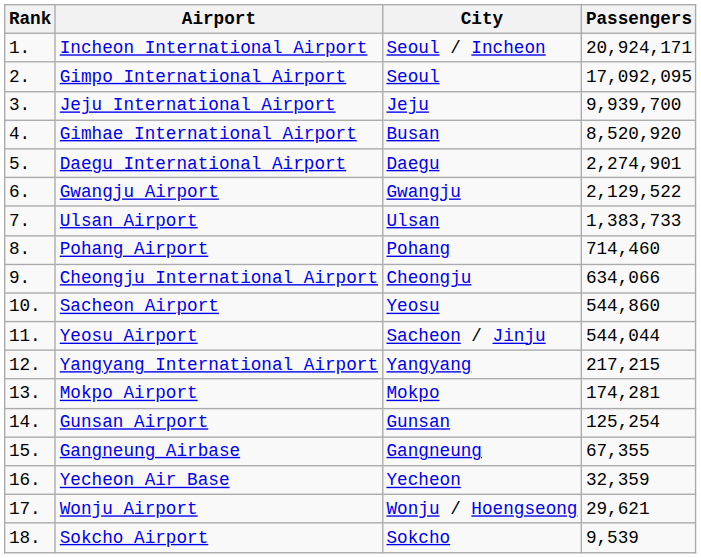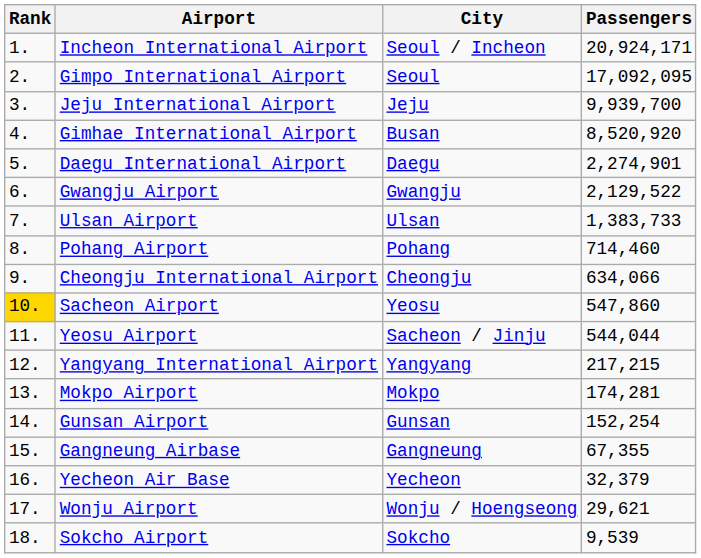(25, 307) no background -> (25, 307) gold background
(623, 307) 544,860 -> (623, 307) 547,860
(623, 422) 125,254 -> (623, 422) 152,254
(618, 480) 32,359 -> (618, 480) 32,379
